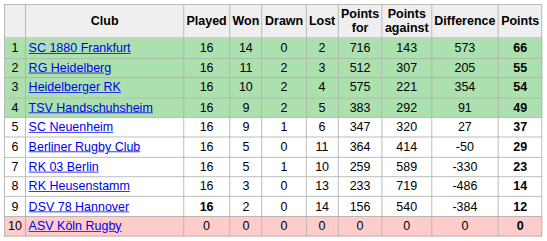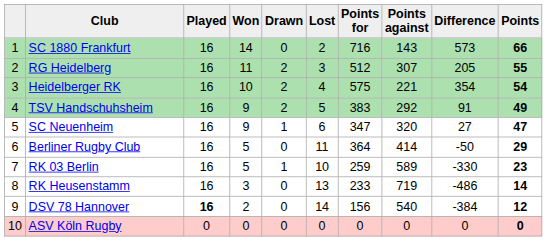(520, 127) 37 -> (520, 127) 47
